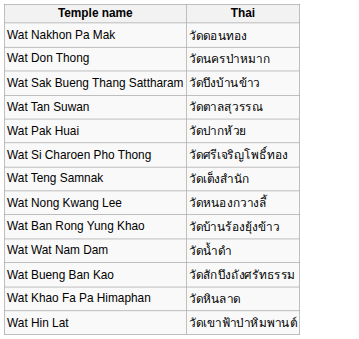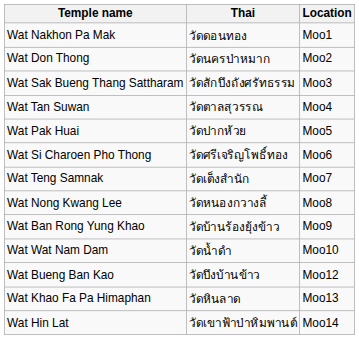+ column: (327, 13)
(224, 83) วัดบึงบ้านข้าว -> (242, 83) วัดสักบึงถังศรัทธรรม
(242, 275) วัดสักบึงถังศรัทธรรม -> (224, 275) วัดบึงบ้านข้าว
